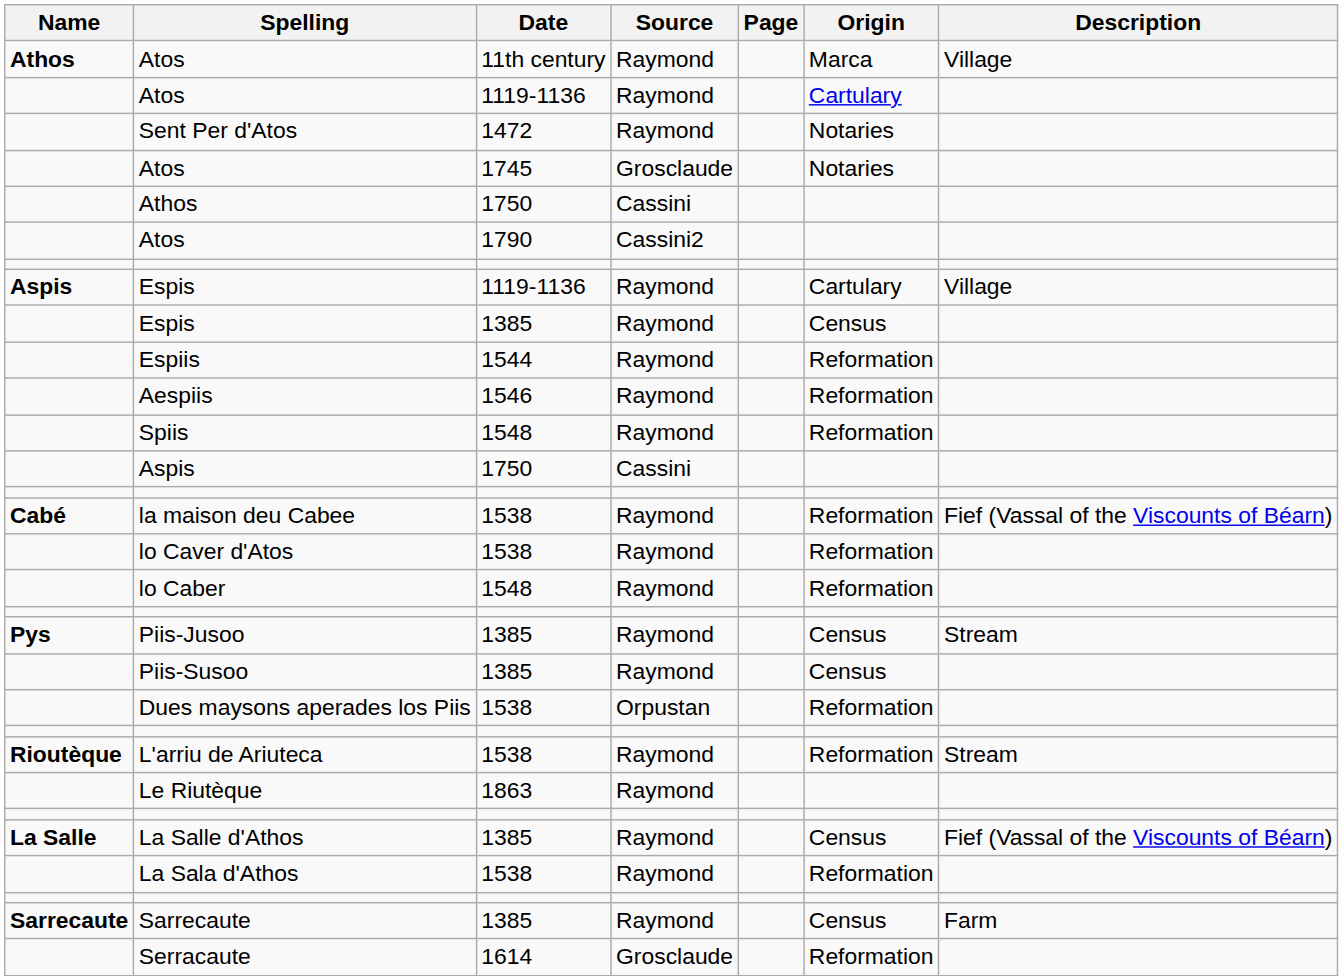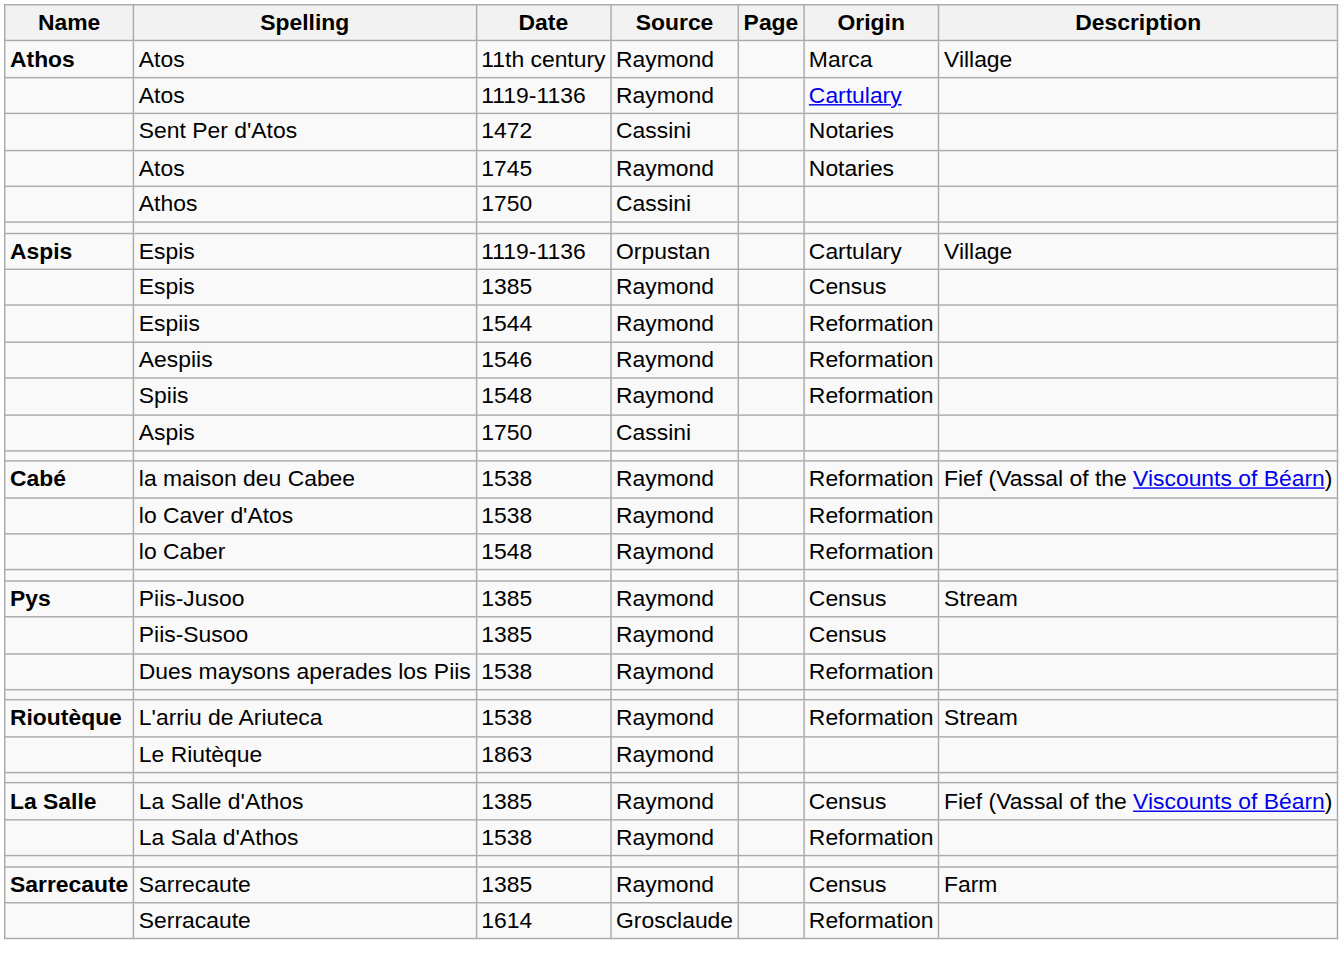(665, 131) Raymond -> (654, 131) Cassini
(675, 167) Grosclaude -> (665, 167) Raymond
- row: (162, 240)
(665, 287) Raymond -> (663, 250) Orpustan
(663, 707) Orpustan -> (665, 671) Raymond
